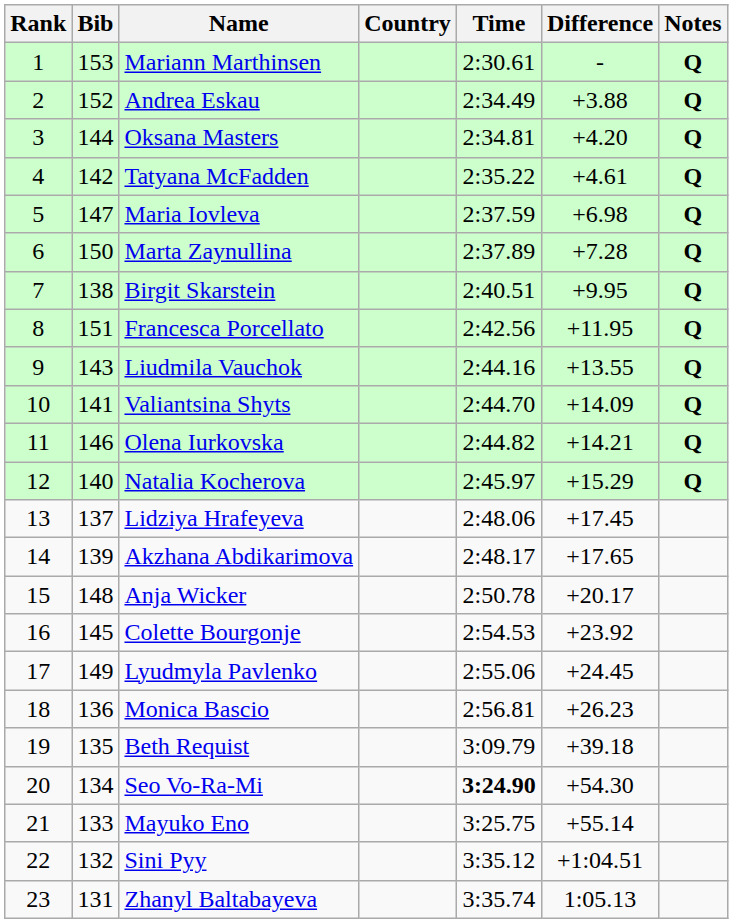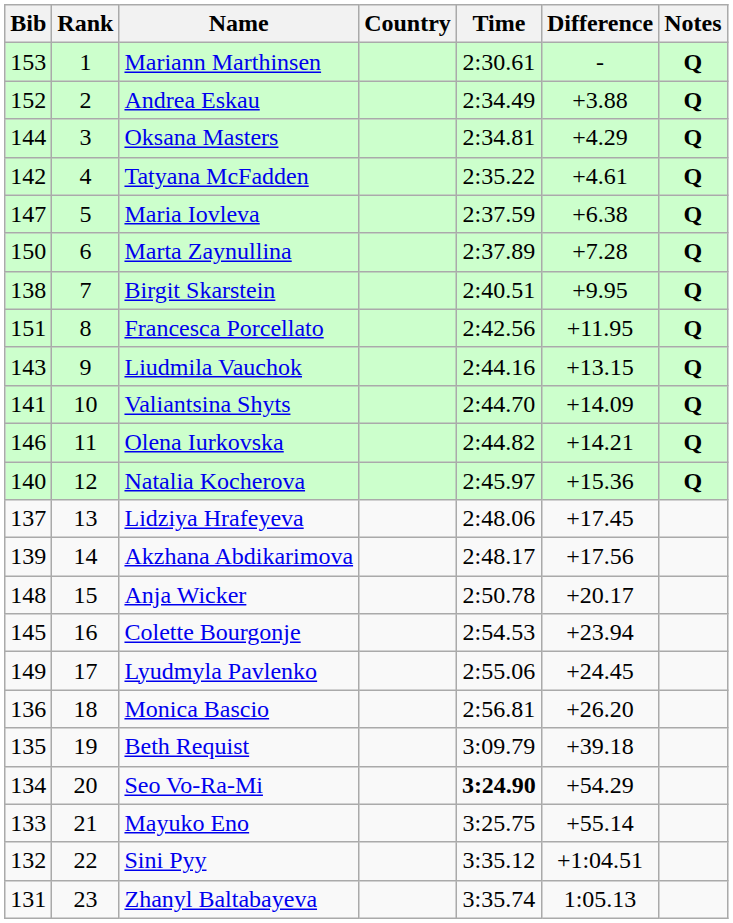columns swapped: (38, 23) <-> (95, 23)
(600, 137) +4.20 -> (600, 137) +4.29
(600, 213) +6.98 -> (600, 213) +6.38
(600, 366) +13.55 -> (600, 366) +13.15
(600, 480) +15.29 -> (600, 480) +15.36
(600, 556) +17.65 -> (600, 556) +17.56
(600, 632) +23.92 -> (600, 632) +23.94
(600, 708) +26.23 -> (600, 708) +26.20
(600, 784) +54.30 -> (600, 784) +54.29
